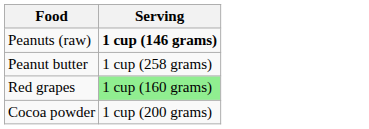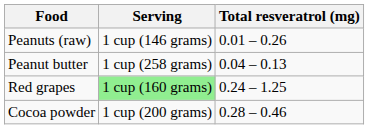+ column: (289, 16)
(160, 40) bold -> (157, 40) normal
